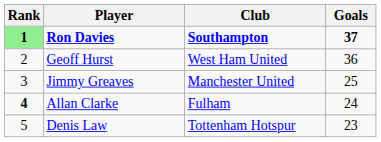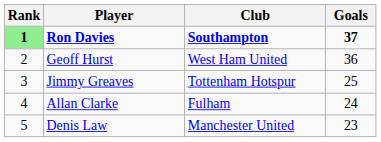(241, 81) Manchester United -> (242, 81) Tottenham Hotspur
(24, 103) bold -> (24, 103) normal
(242, 125) Tottenham Hotspur -> (241, 125) Manchester United
